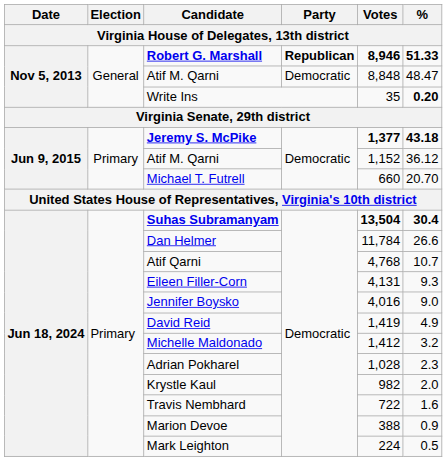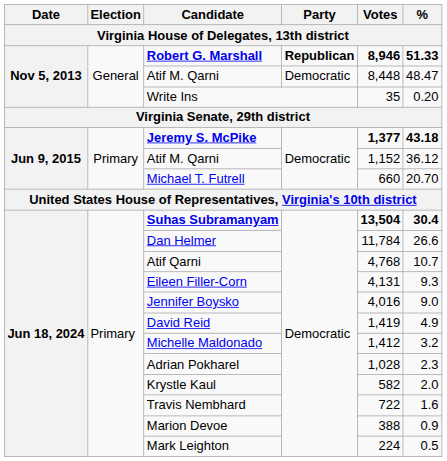(384, 76) 8,848 -> (384, 76) 8,448
(426, 96) bold -> (426, 96) normal
(389, 384) 982 -> (389, 384) 582
